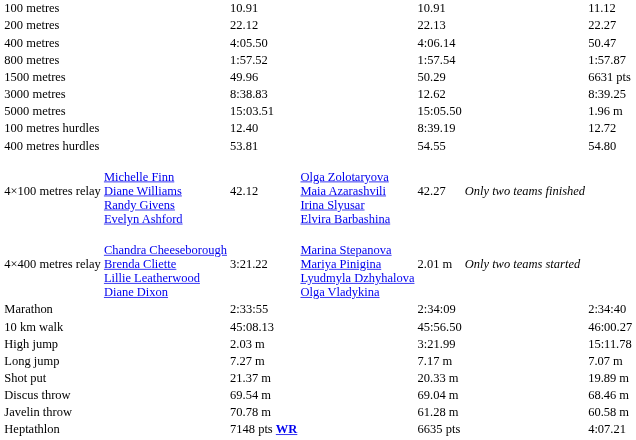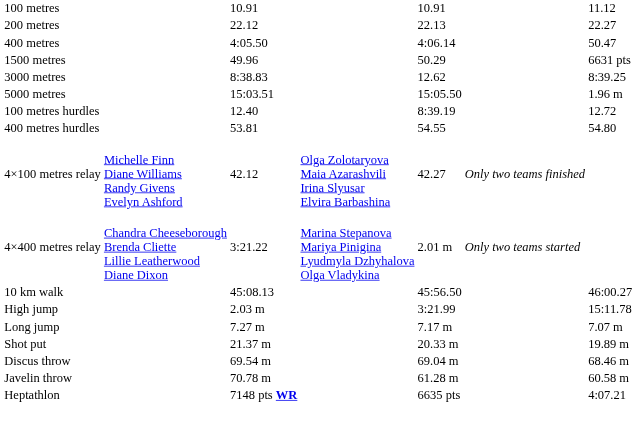- row: (32, 59)
- row: (29, 309)
